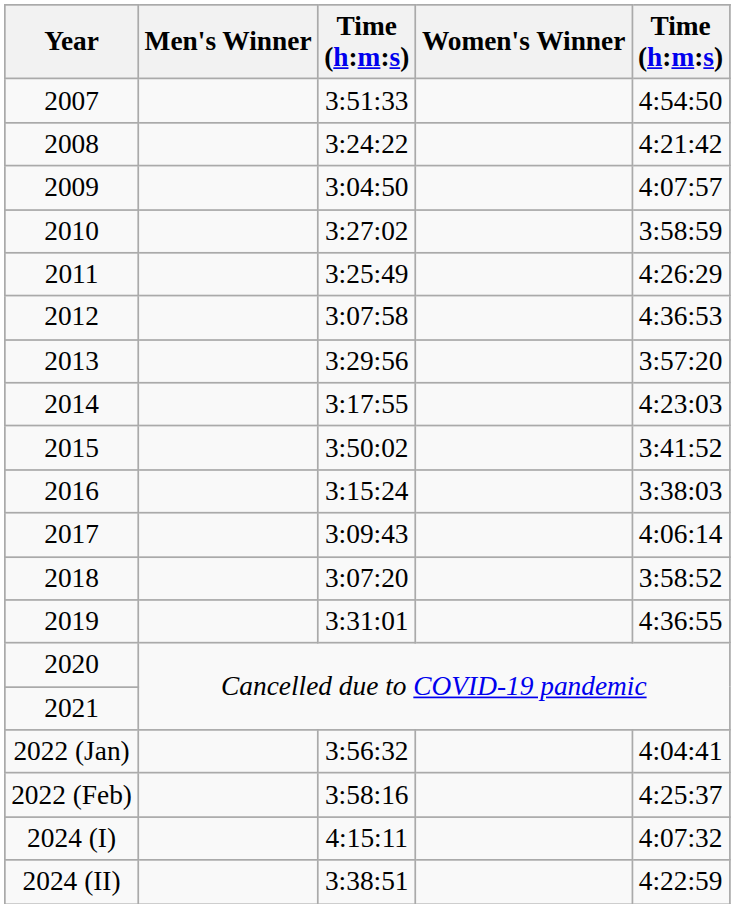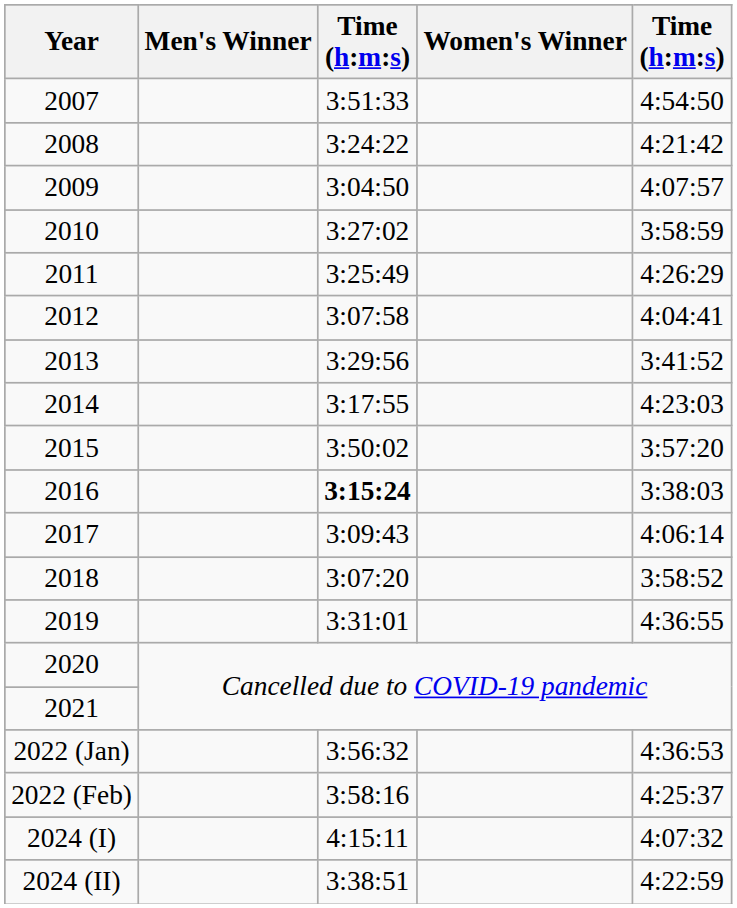(681, 317) 4:36:53 -> (682, 317) 4:04:41
(681, 360) 3:57:20 -> (682, 360) 3:41:52
(681, 447) 3:41:52 -> (682, 447) 3:57:20
(367, 490) normal -> (367, 490) bold
(681, 751) 4:04:41 -> (682, 751) 4:36:53
